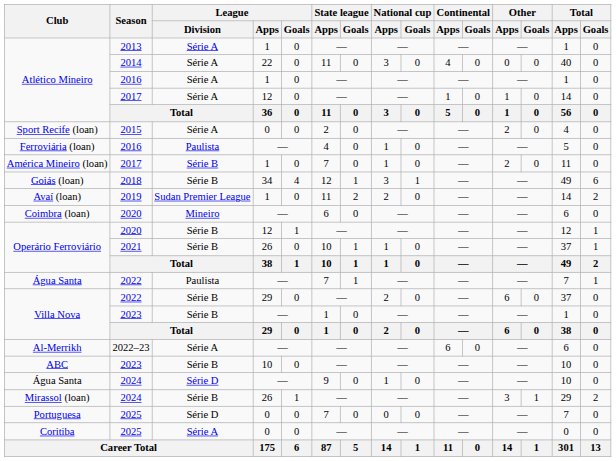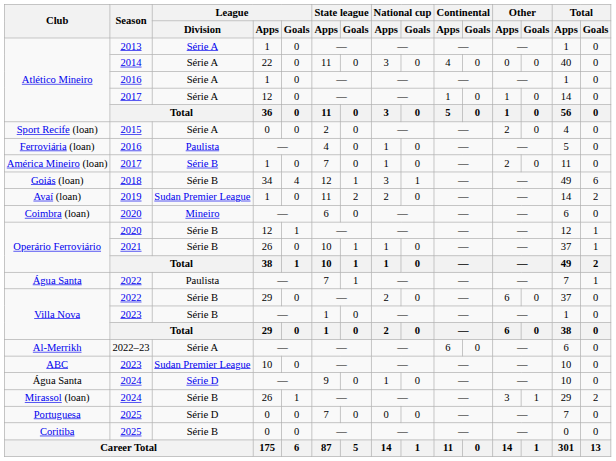(202, 364) Série B -> (202, 364) Sudan Premier League
(202, 431) Série A -> (202, 431) Série B
